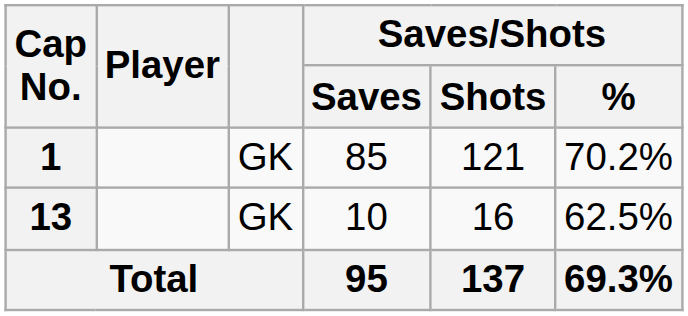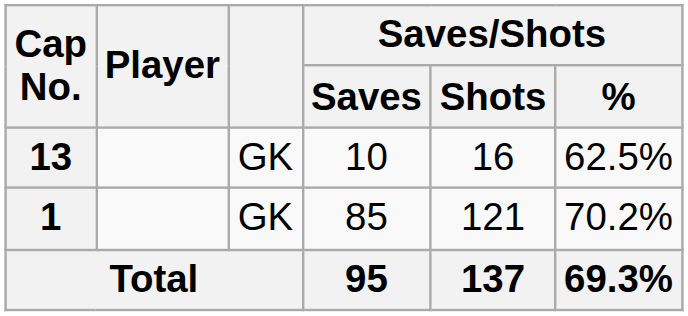rows swapped: (51, 156) <-> (51, 217)
